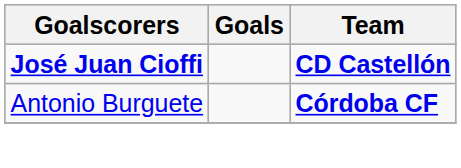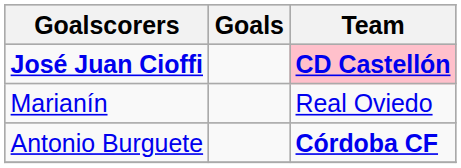(373, 64) no background -> (373, 64) pink background
+ row: (59, 104)
